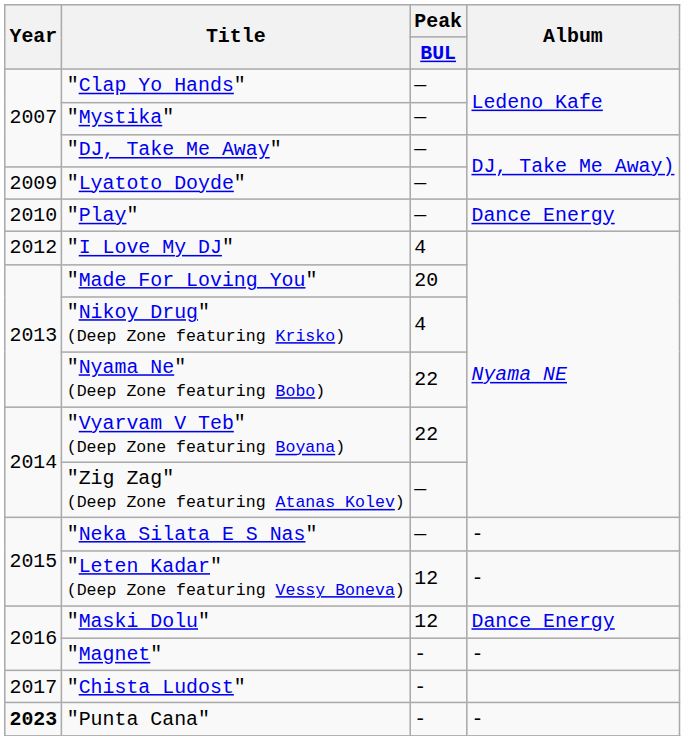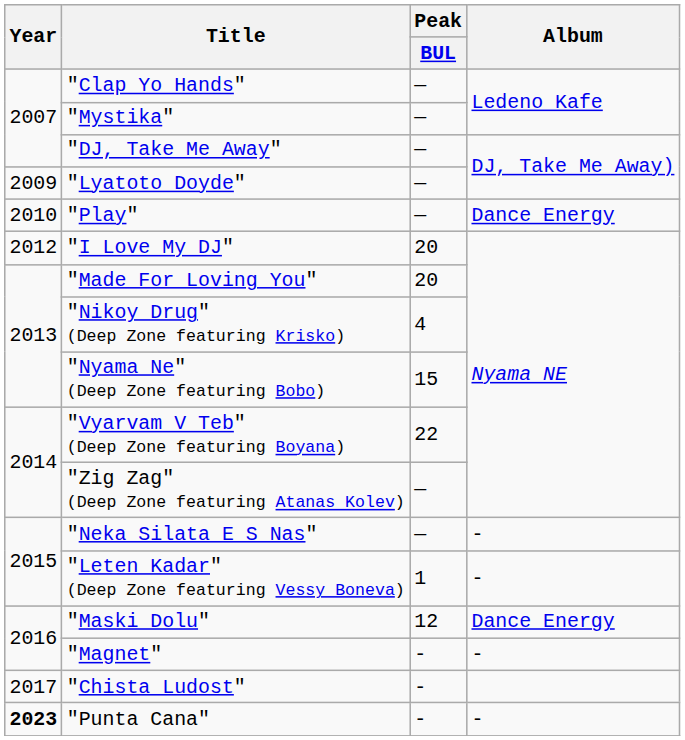(420, 248) 4 -> (426, 248) 20
(426, 380) 22 -> (426, 380) 15
(426, 578) 12 -> (420, 578) 1
